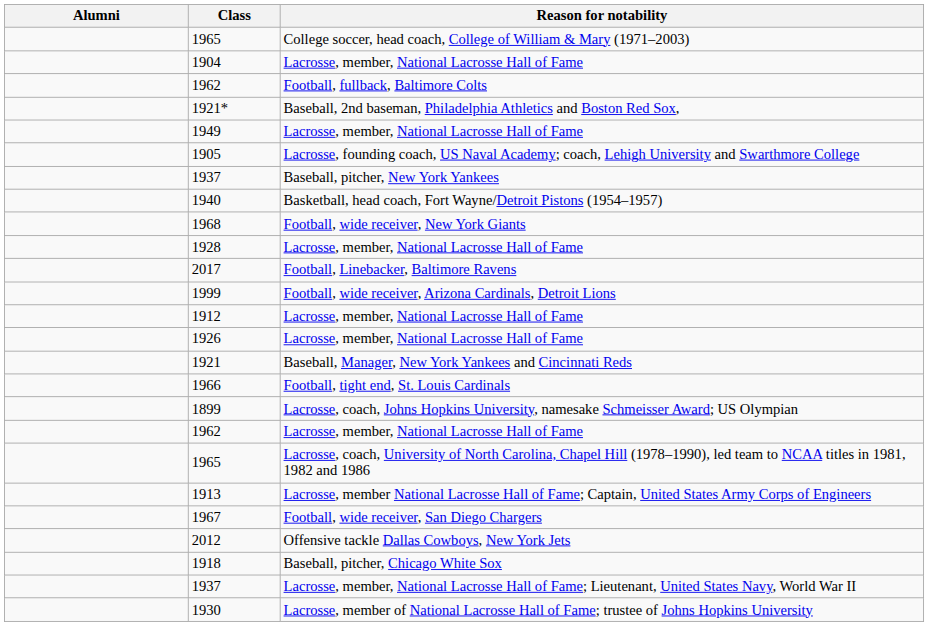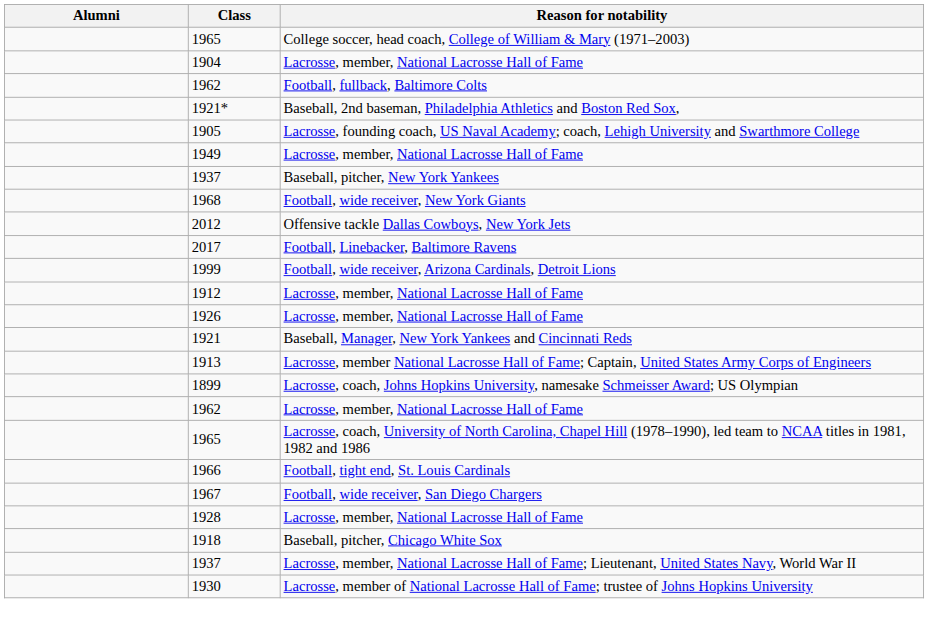rows swapped: (206, 154) <-> (206, 131)
- row: (206, 200)
rows swapped: (206, 246) <-> (206, 540)
rows swapped: (206, 385) <-> (206, 494)
